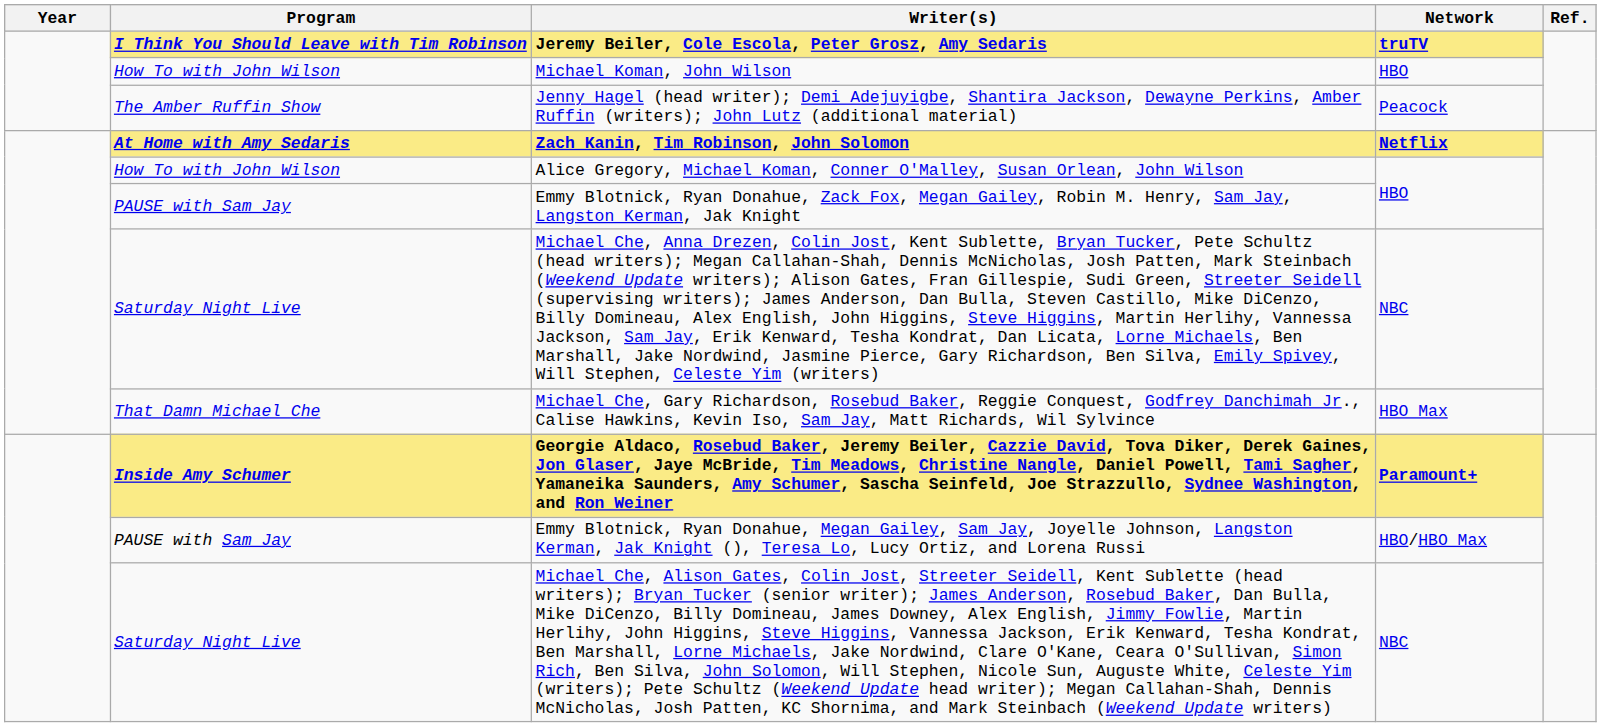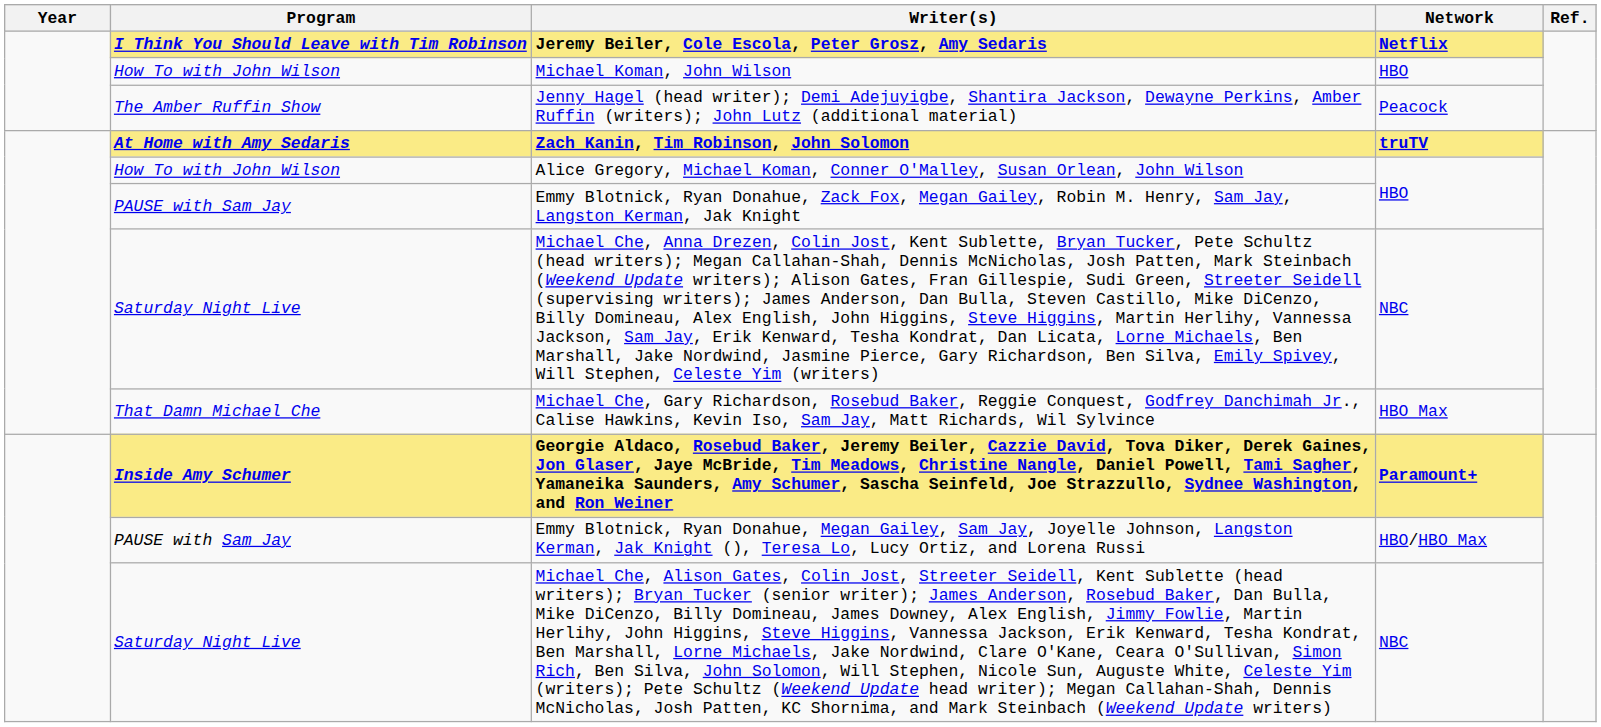(1404, 45) truTV -> (1413, 45) Netflix
(1413, 144) Netflix -> (1404, 144) truTV
